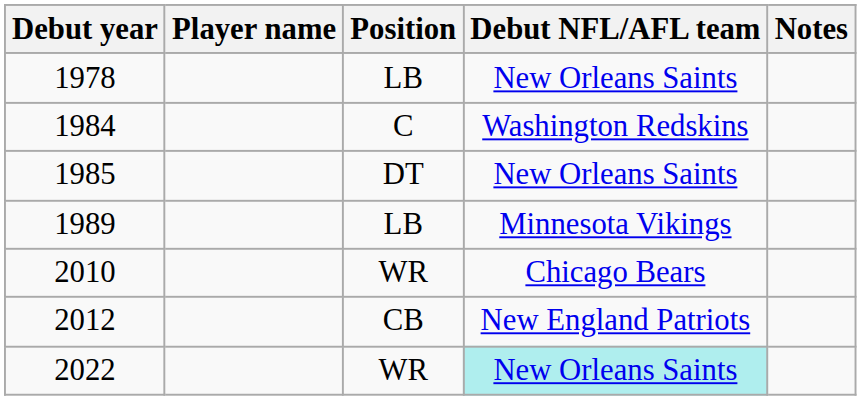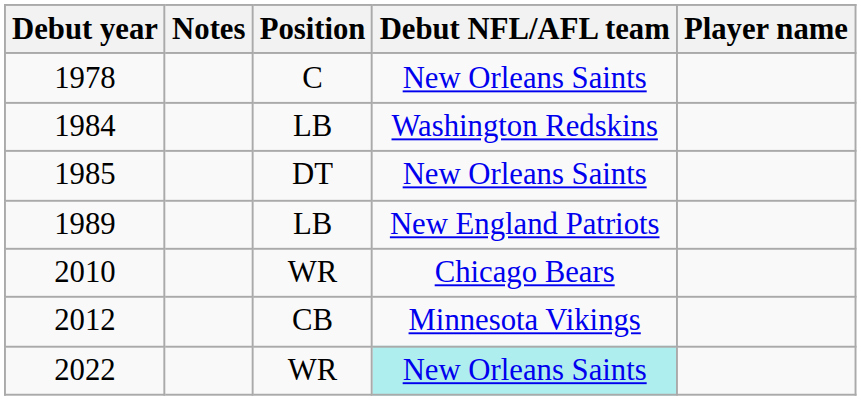columns swapped: (254, 28) <-> (811, 28)
(403, 77) LB -> (313, 77) C
(403, 126) C -> (313, 126) LB
(615, 223) Minnesota Vikings -> (525, 223) New England Patriots
(615, 321) New England Patriots -> (525, 321) Minnesota Vikings
